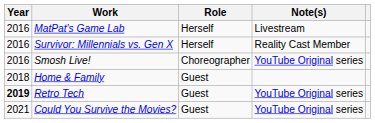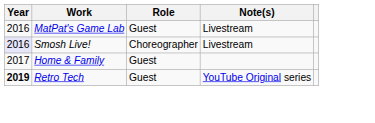(197, 28) Herself -> (143, 28) Guest
- row: (104, 45)
(18, 61) no background -> (18, 45) lavender background
(309, 61) YouTube Original series -> (228, 45) Livestream
(18, 77) 2018 -> (18, 61) 2017
- row: (105, 110)
